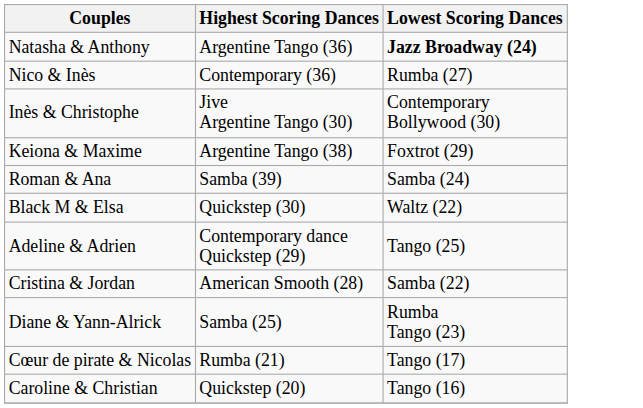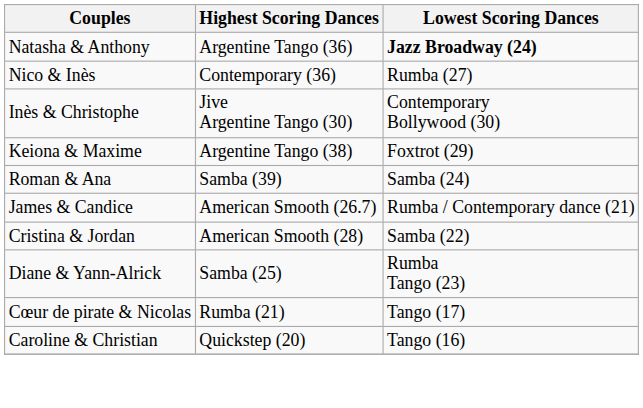+ row: (71, 207)
- row: (66, 207)
- row: (72, 245)
